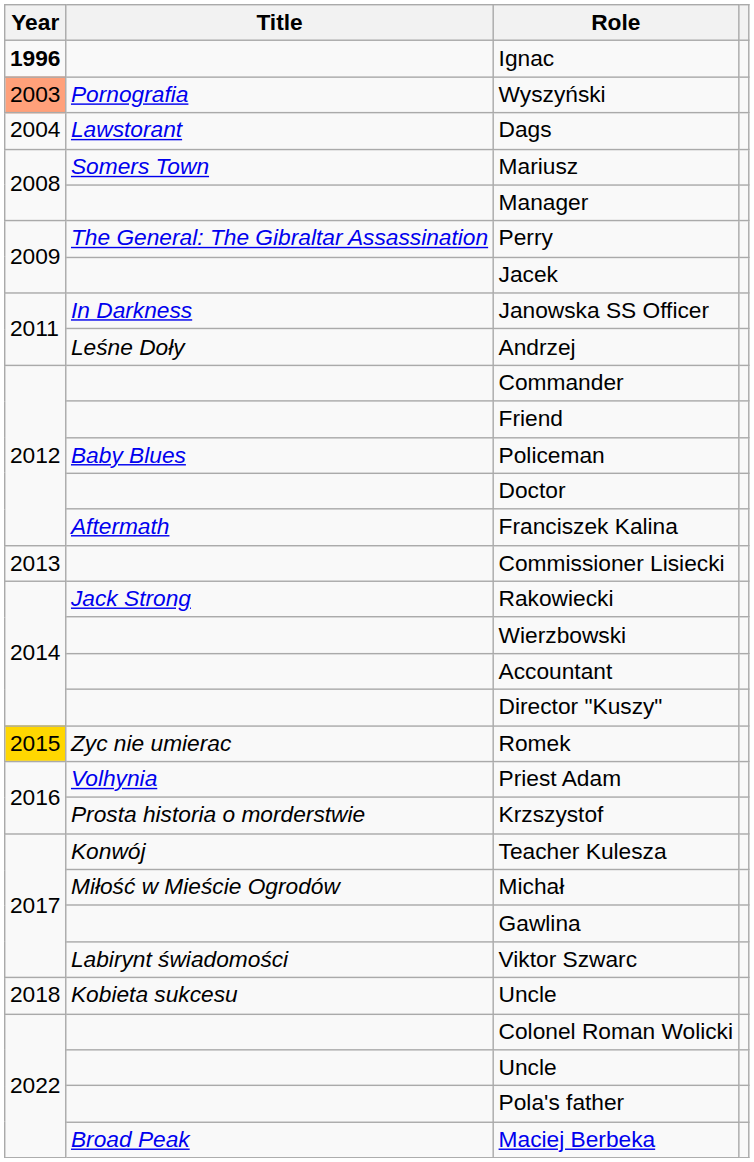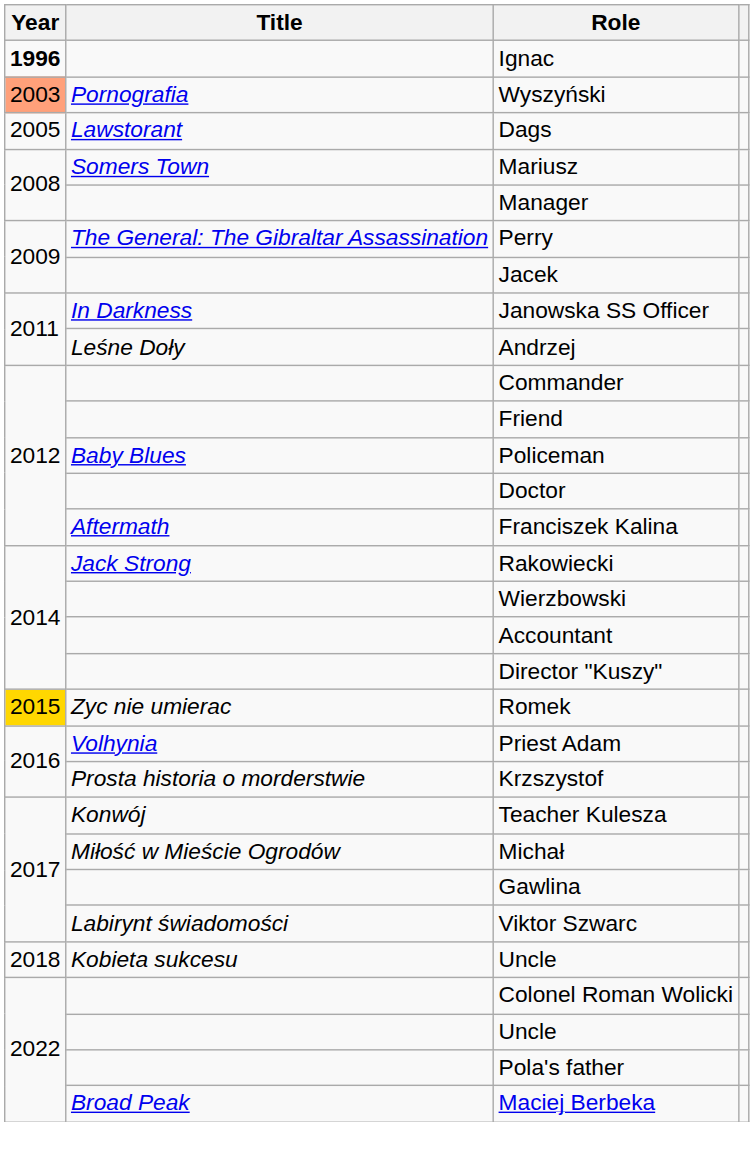(35, 130) 2004 -> (35, 130) 2005
- row: (280, 563)
